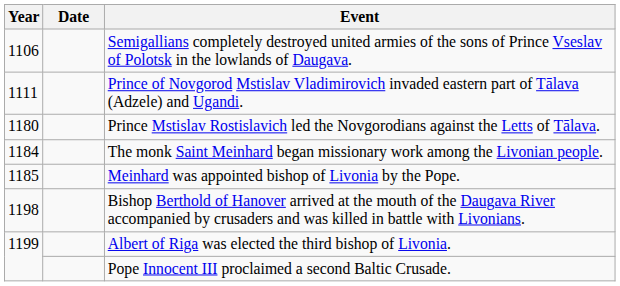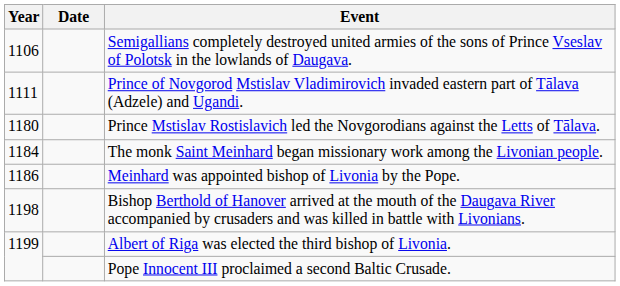(23, 176) 1185 -> (23, 176) 1186
